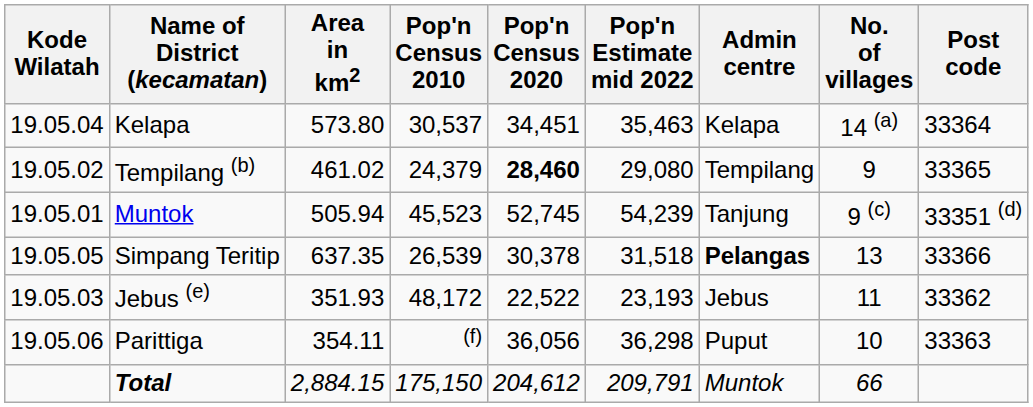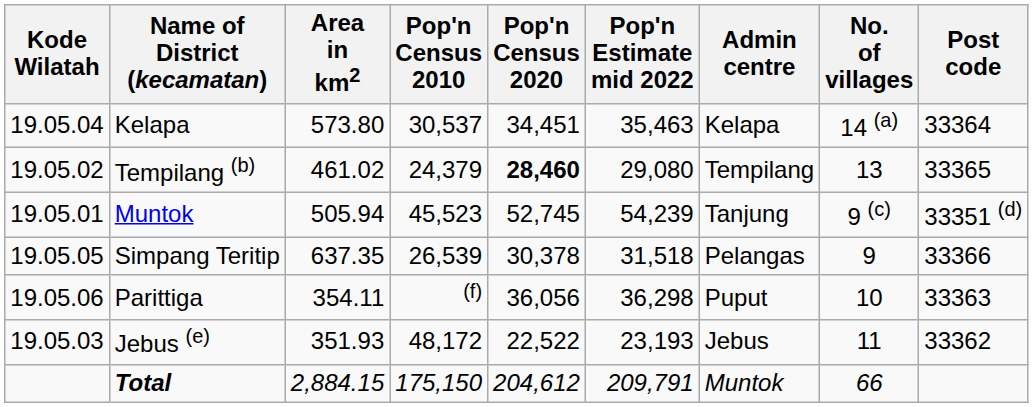(869, 169) 9 -> (869, 169) 13
(757, 255) bold -> (755, 255) normal
(869, 255) 13 -> (869, 255) 9
rows swapped: (162, 297) <-> (159, 341)
